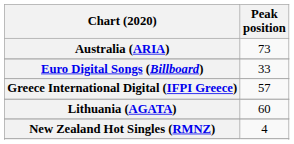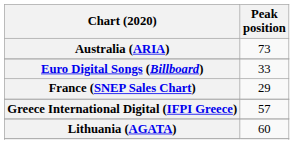+ row: (122, 88)
- row: (122, 128)
